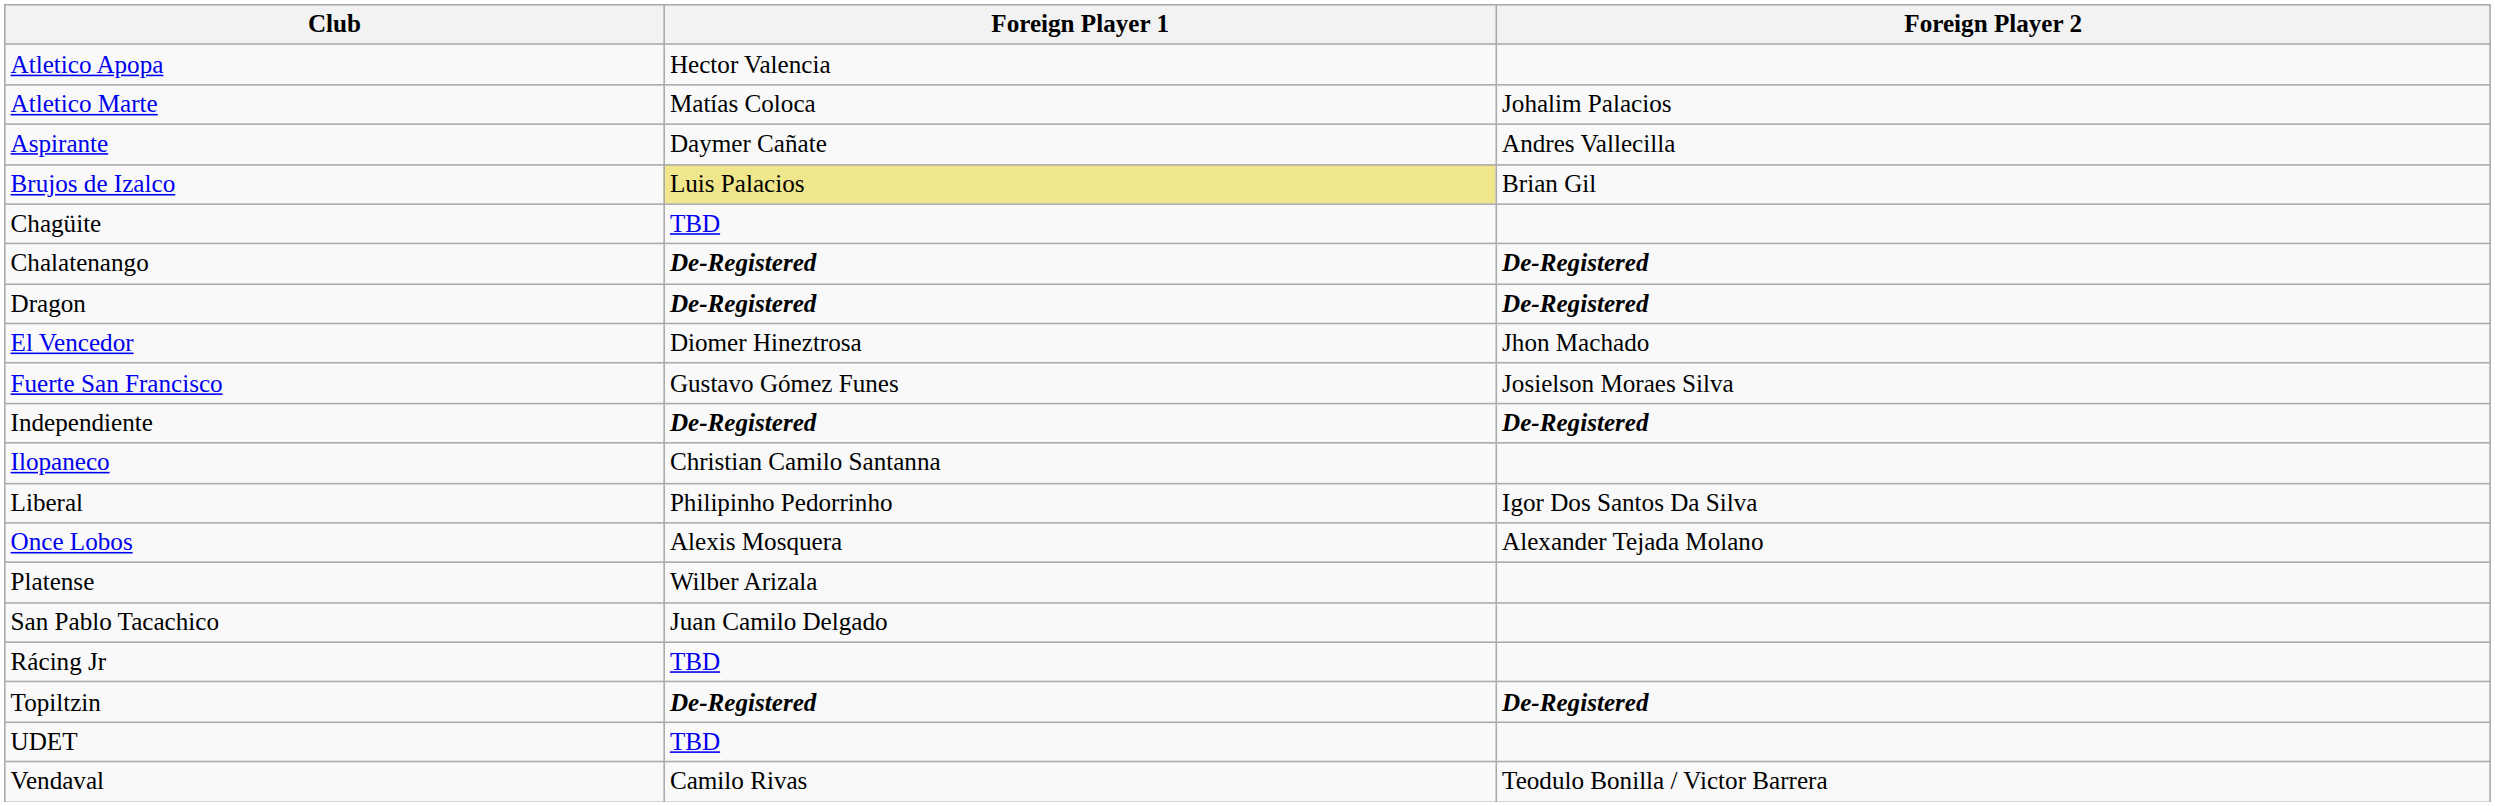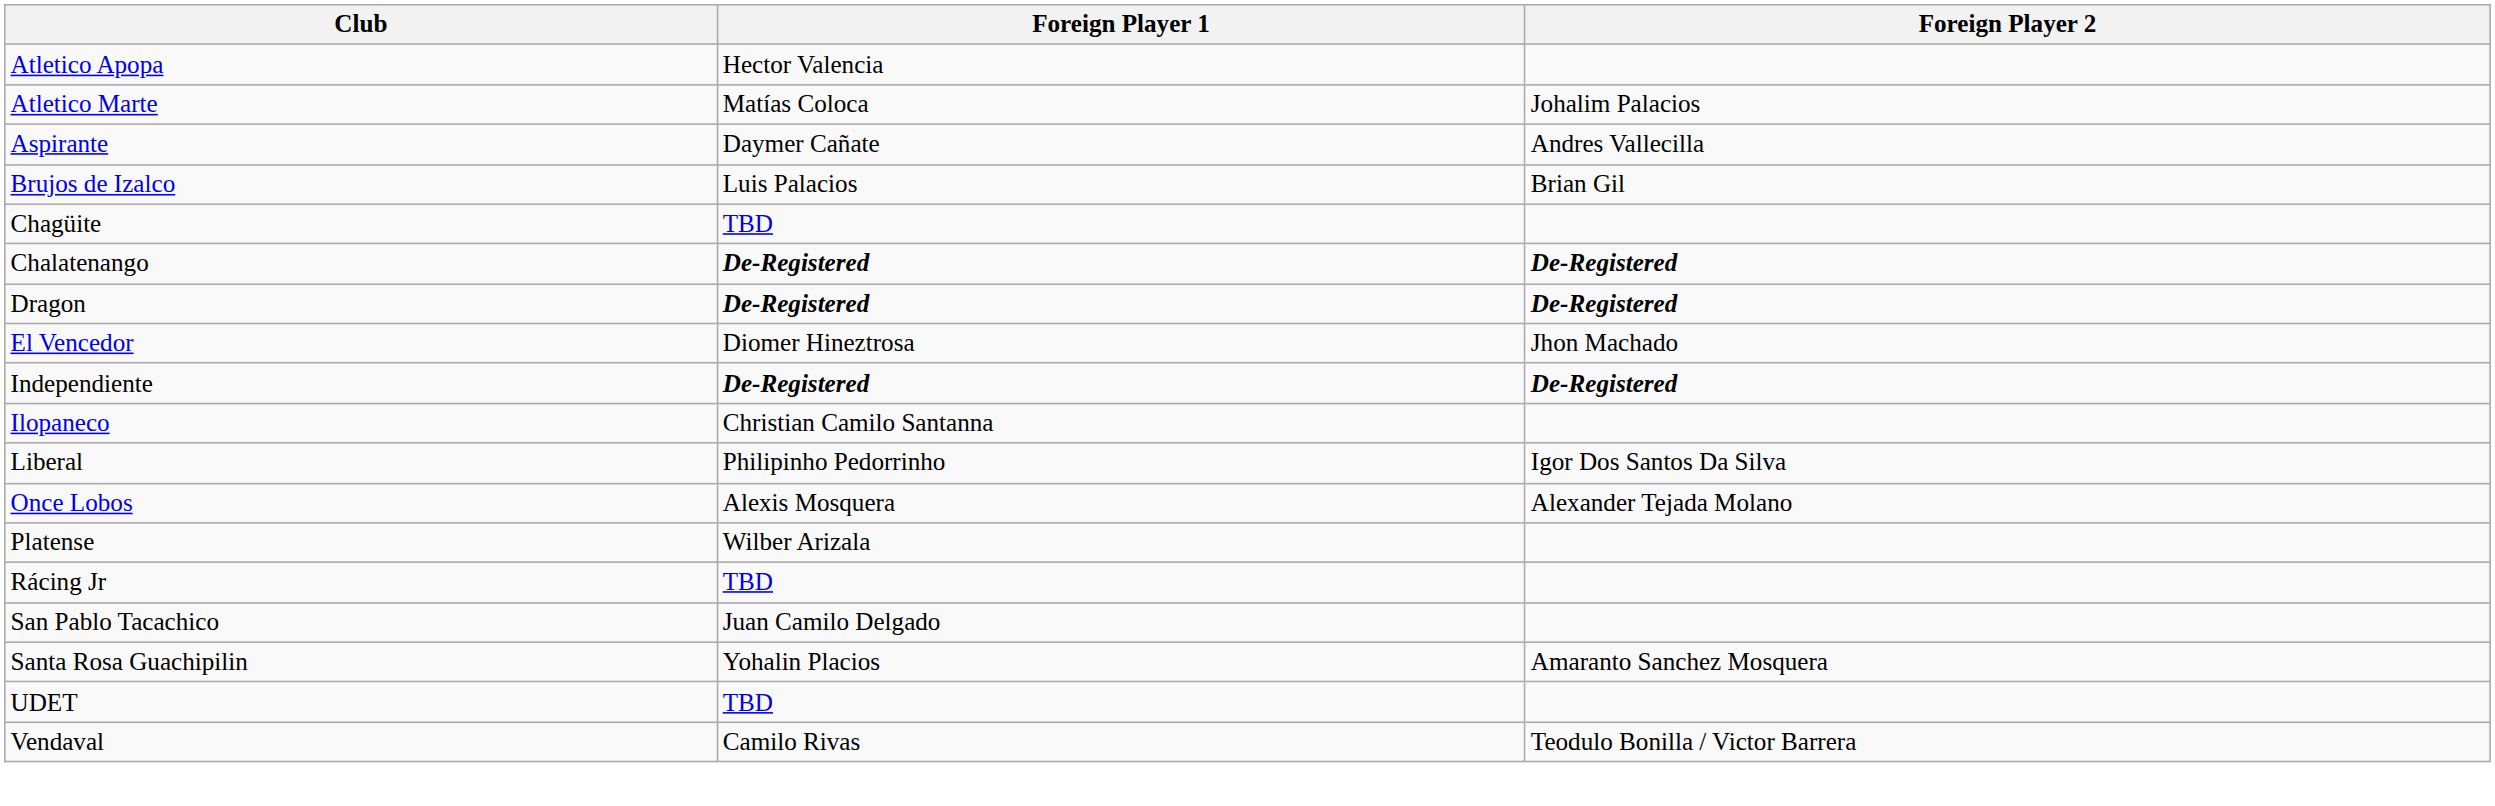(737, 183) khaki background -> (790, 183) no background
- row: (117, 382)
rows swapped: (58, 661) <-> (115, 622)
+ row: (129, 661)
- row: (56, 701)
